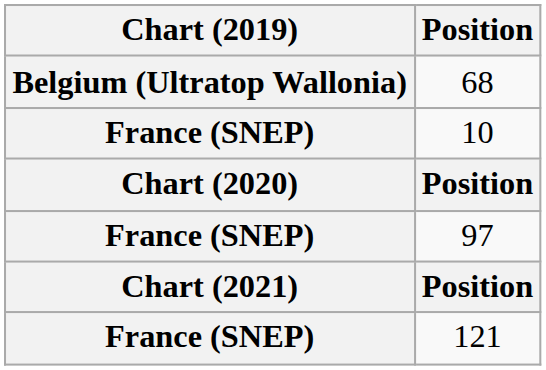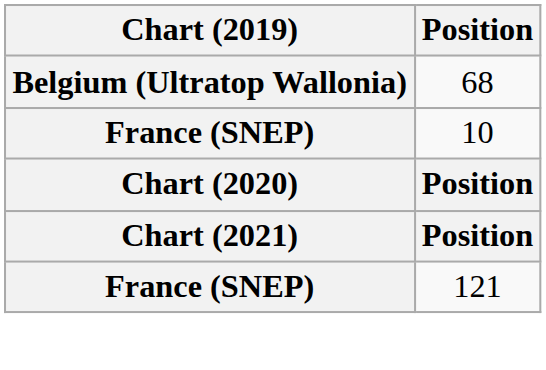- row: (477, 235)
